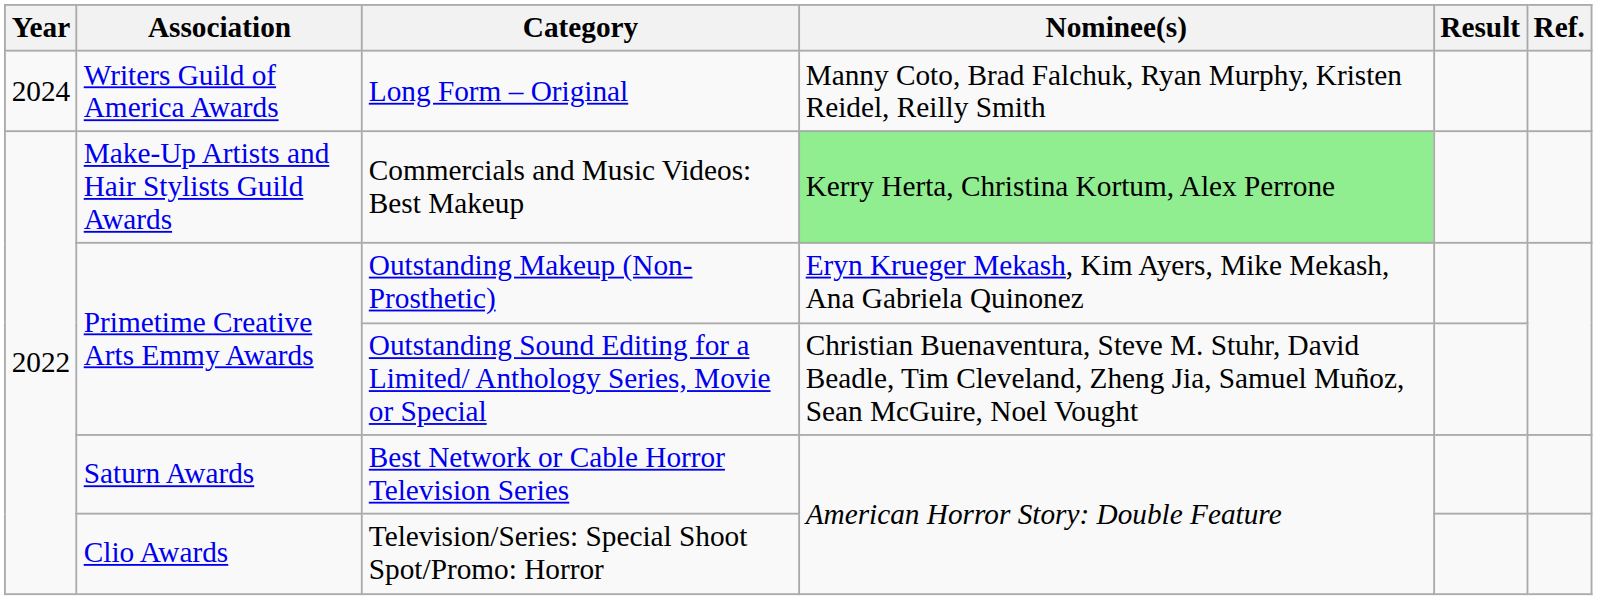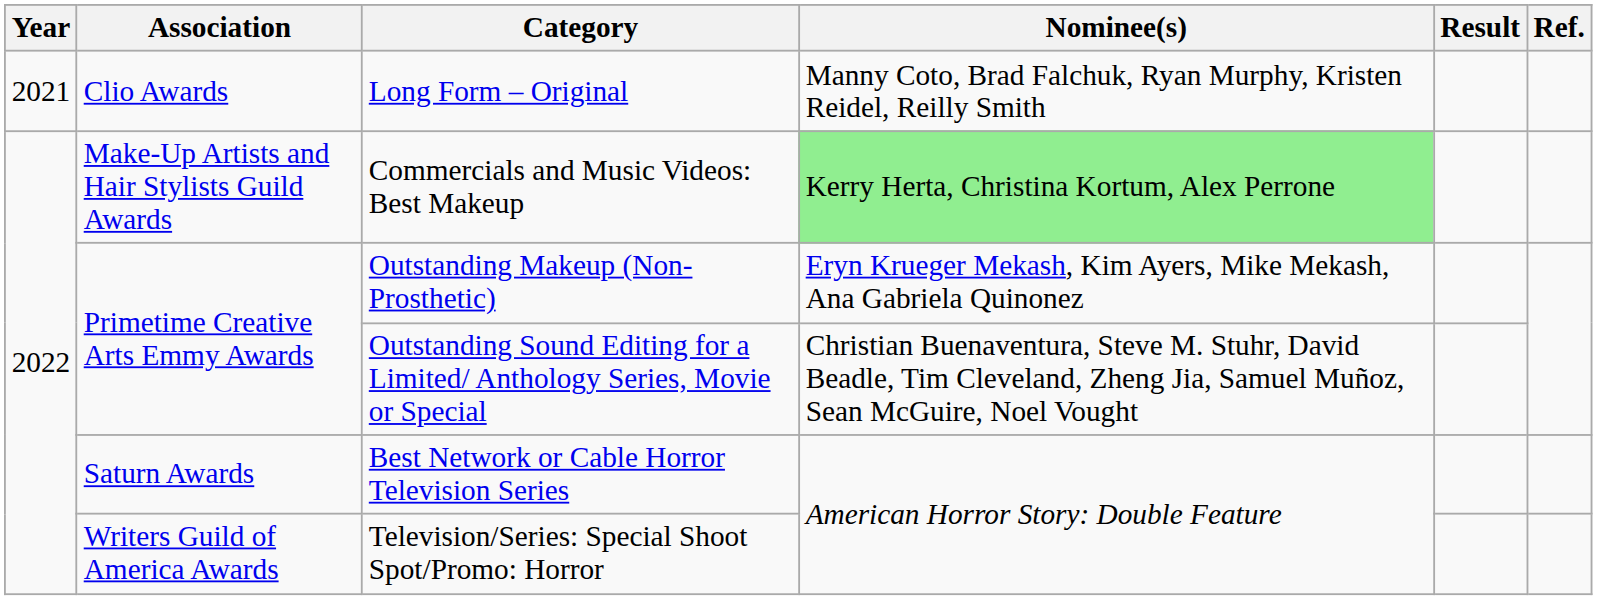(41, 90) 2024 -> (41, 90) 2021
(181, 90) Writers Guild of America Awards -> (156, 90) Clio Awards
(156, 553) Clio Awards -> (181, 553) Writers Guild of America Awards
